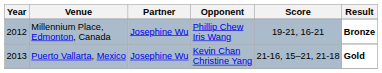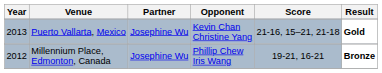rows swapped: (79, 56) <-> (71, 32)
